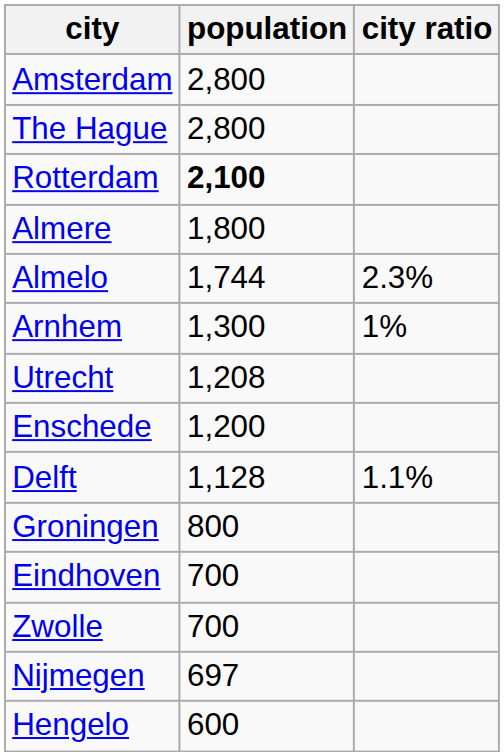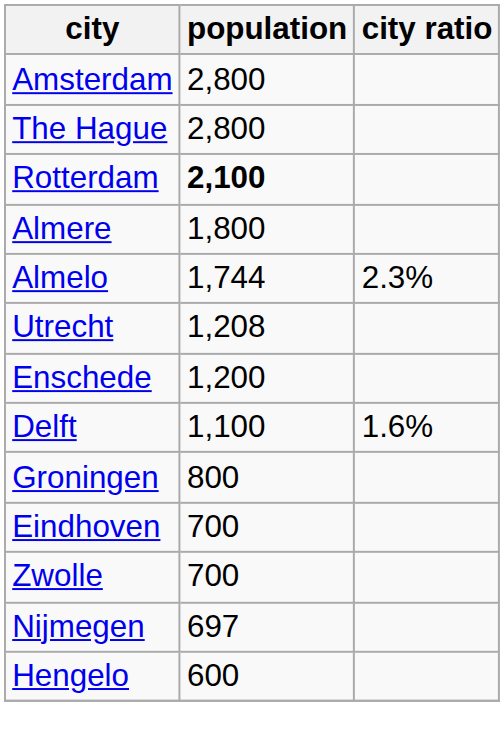- row: (67, 327)
(226, 476) 1,128 -> (226, 427) 1,100
(397, 476) 1.1% -> (397, 427) 1.6%
